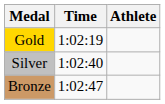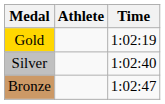columns swapped: (133, 16) <-> (80, 16)
